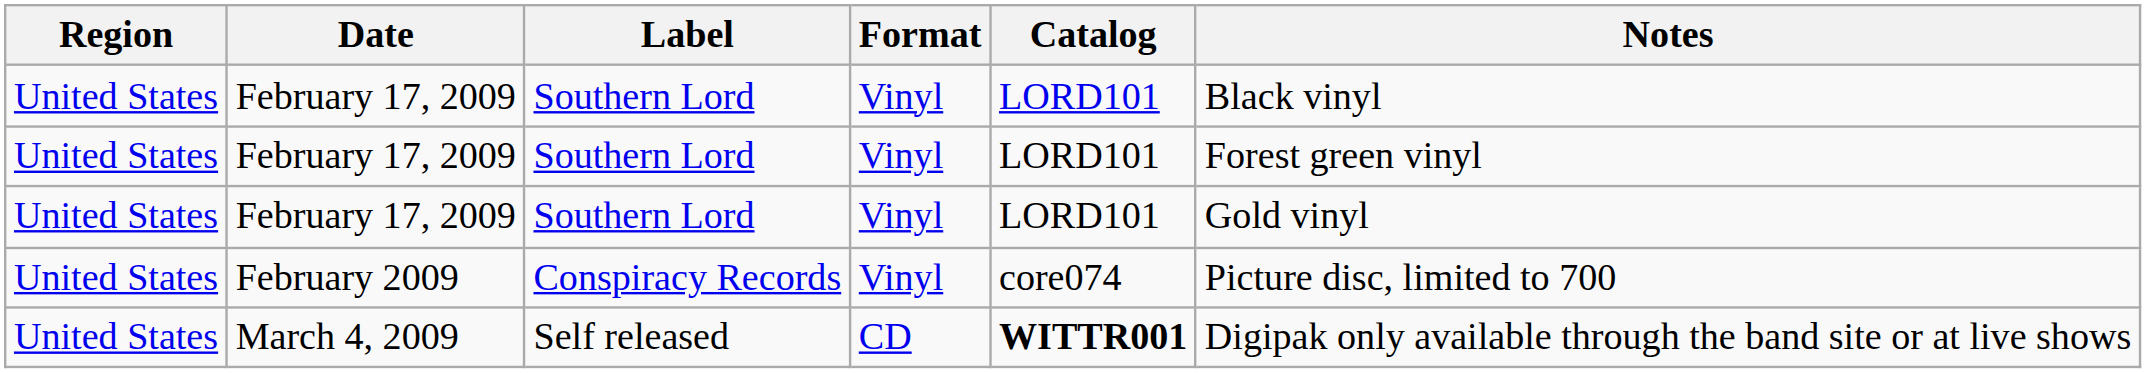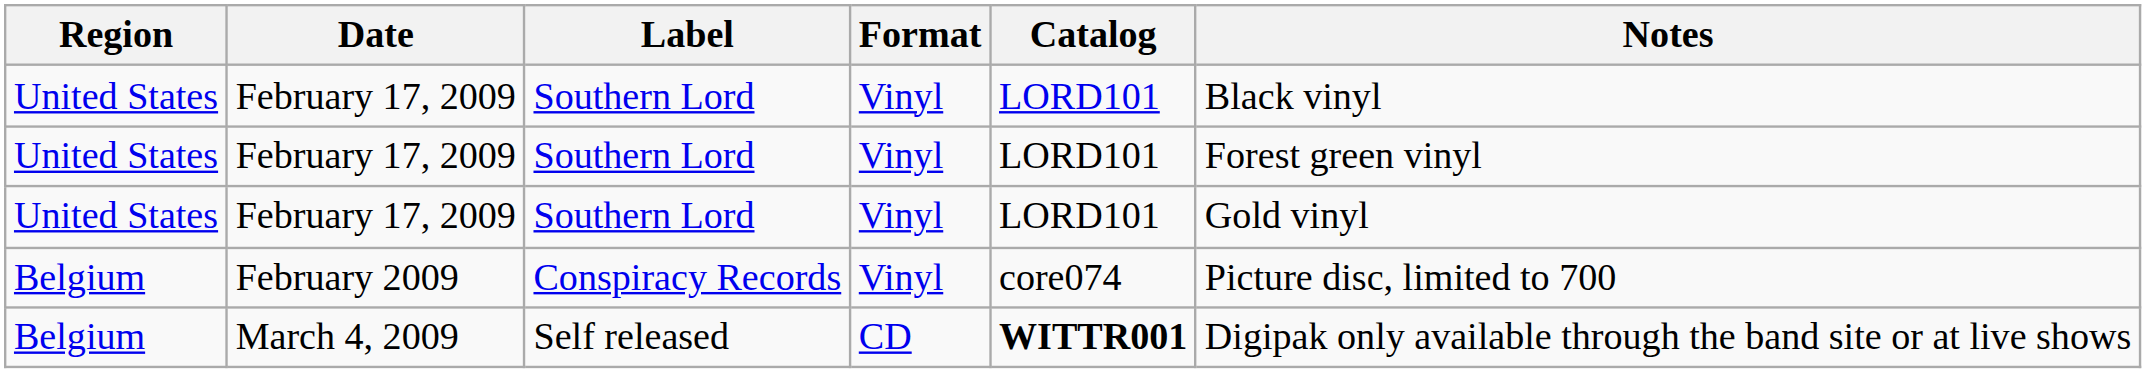(116, 276) United States -> (80, 276) Belgium
(116, 336) United States -> (80, 336) Belgium
